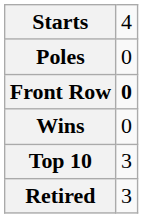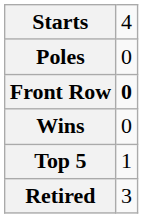+ row: (60, 160)
- row: (60, 160)
